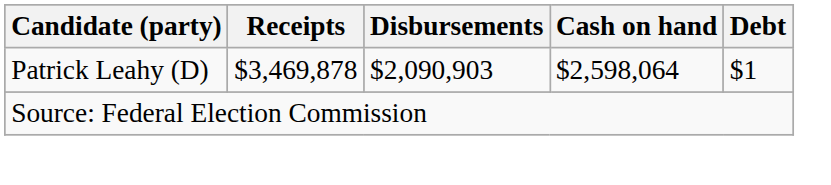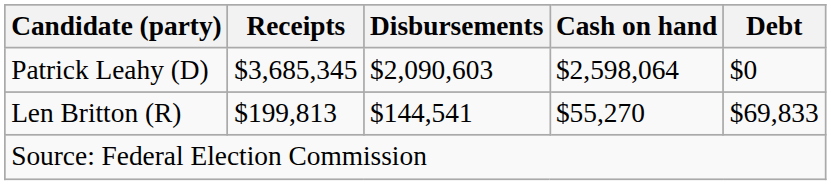(296, 69) $3,469,878 -> (296, 69) $3,685,345
(432, 69) $2,090,903 -> (432, 69) $2,090,603
(743, 69) $1 -> (743, 69) $0
+ row: (96, 112)
